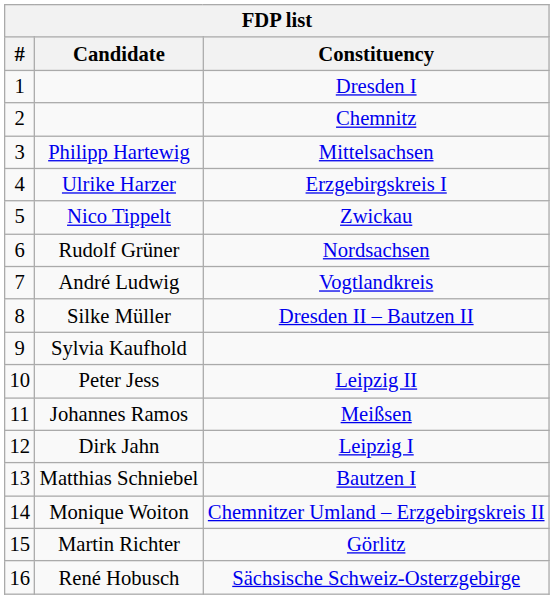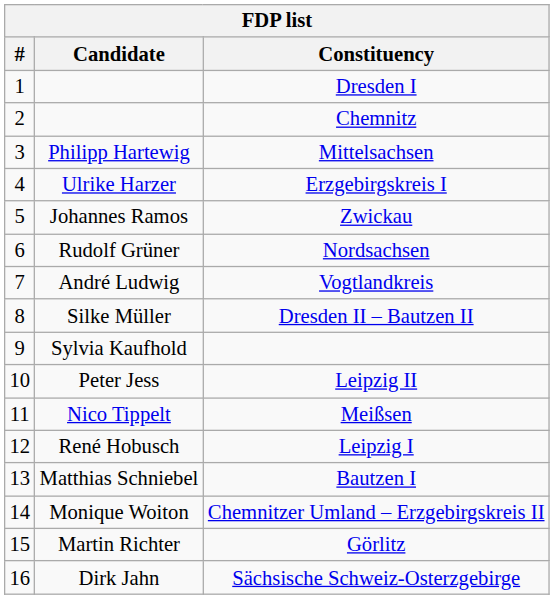(119, 217) Nico Tippelt -> (119, 217) Johannes Ramos
(119, 413) Johannes Ramos -> (119, 413) Nico Tippelt
(119, 446) Dirk Jahn -> (119, 446) René Hobusch
(119, 577) René Hobusch -> (119, 577) Dirk Jahn
